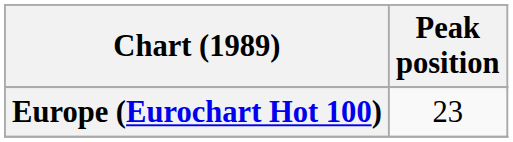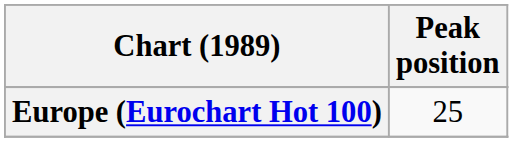(448, 111) 23 -> (448, 111) 25
